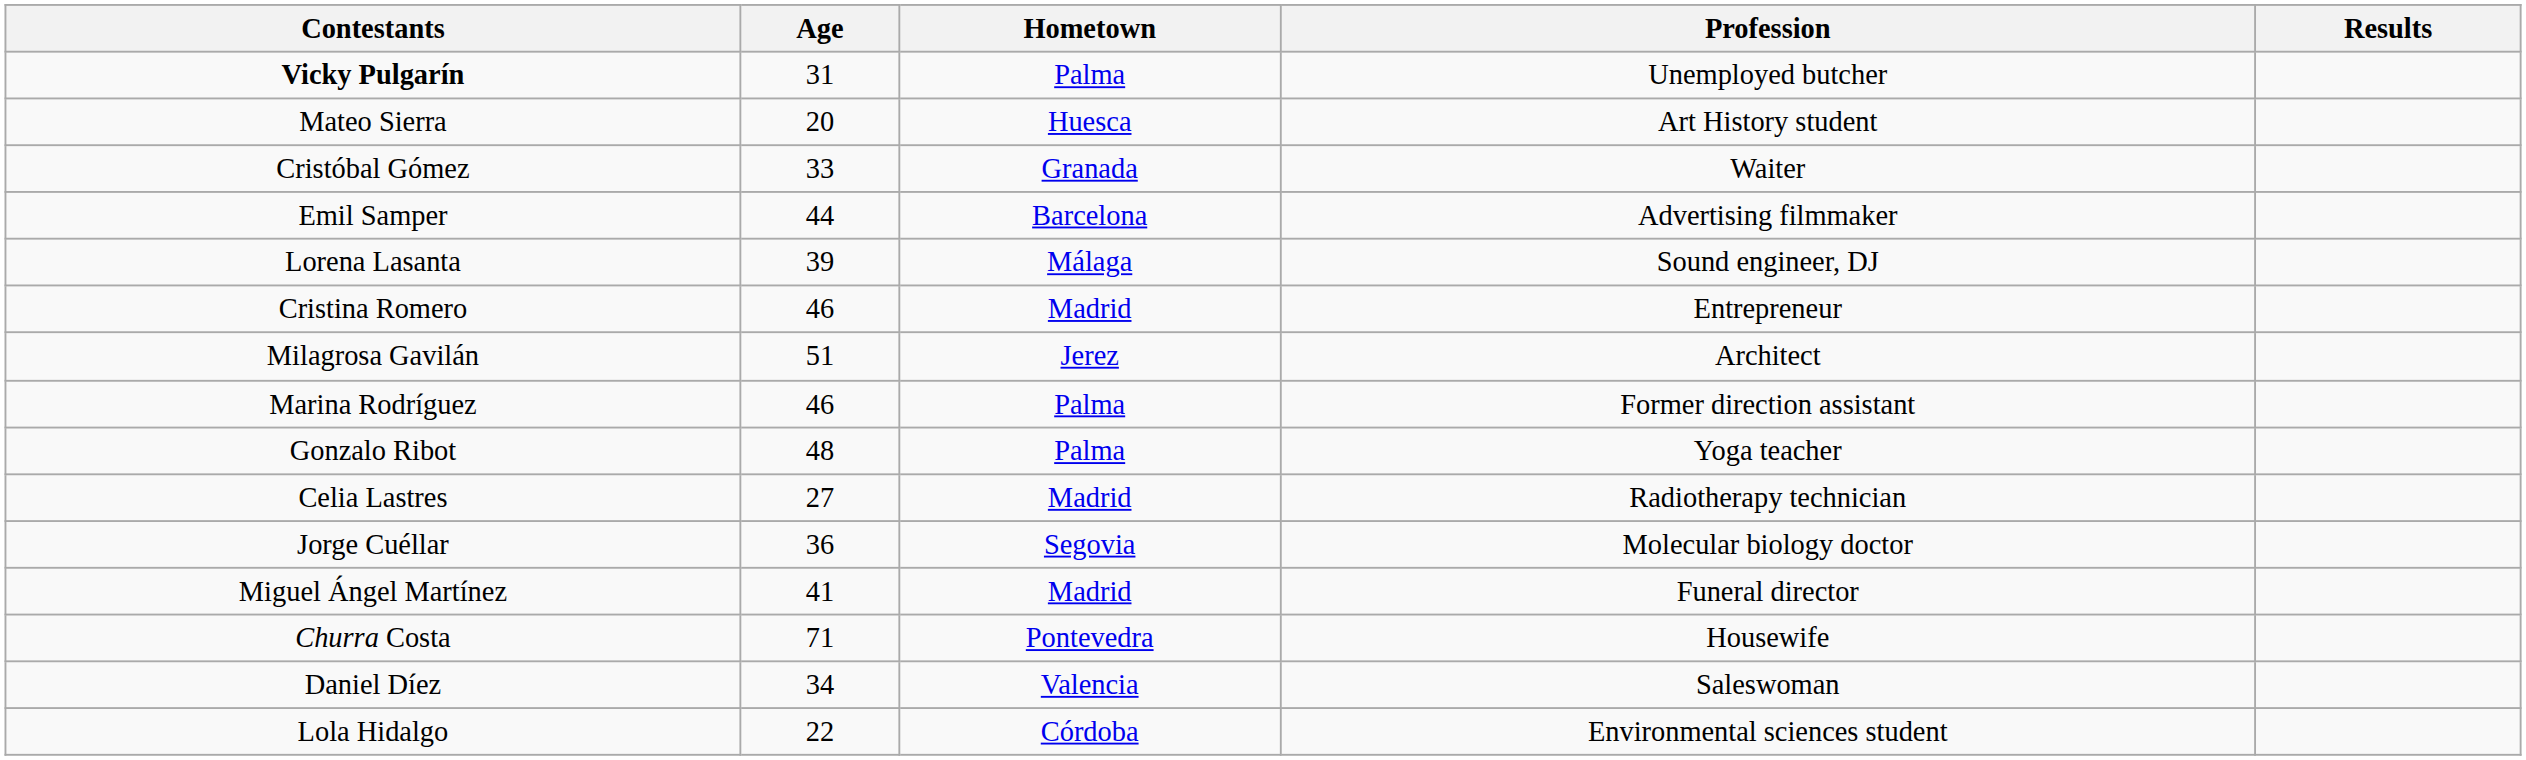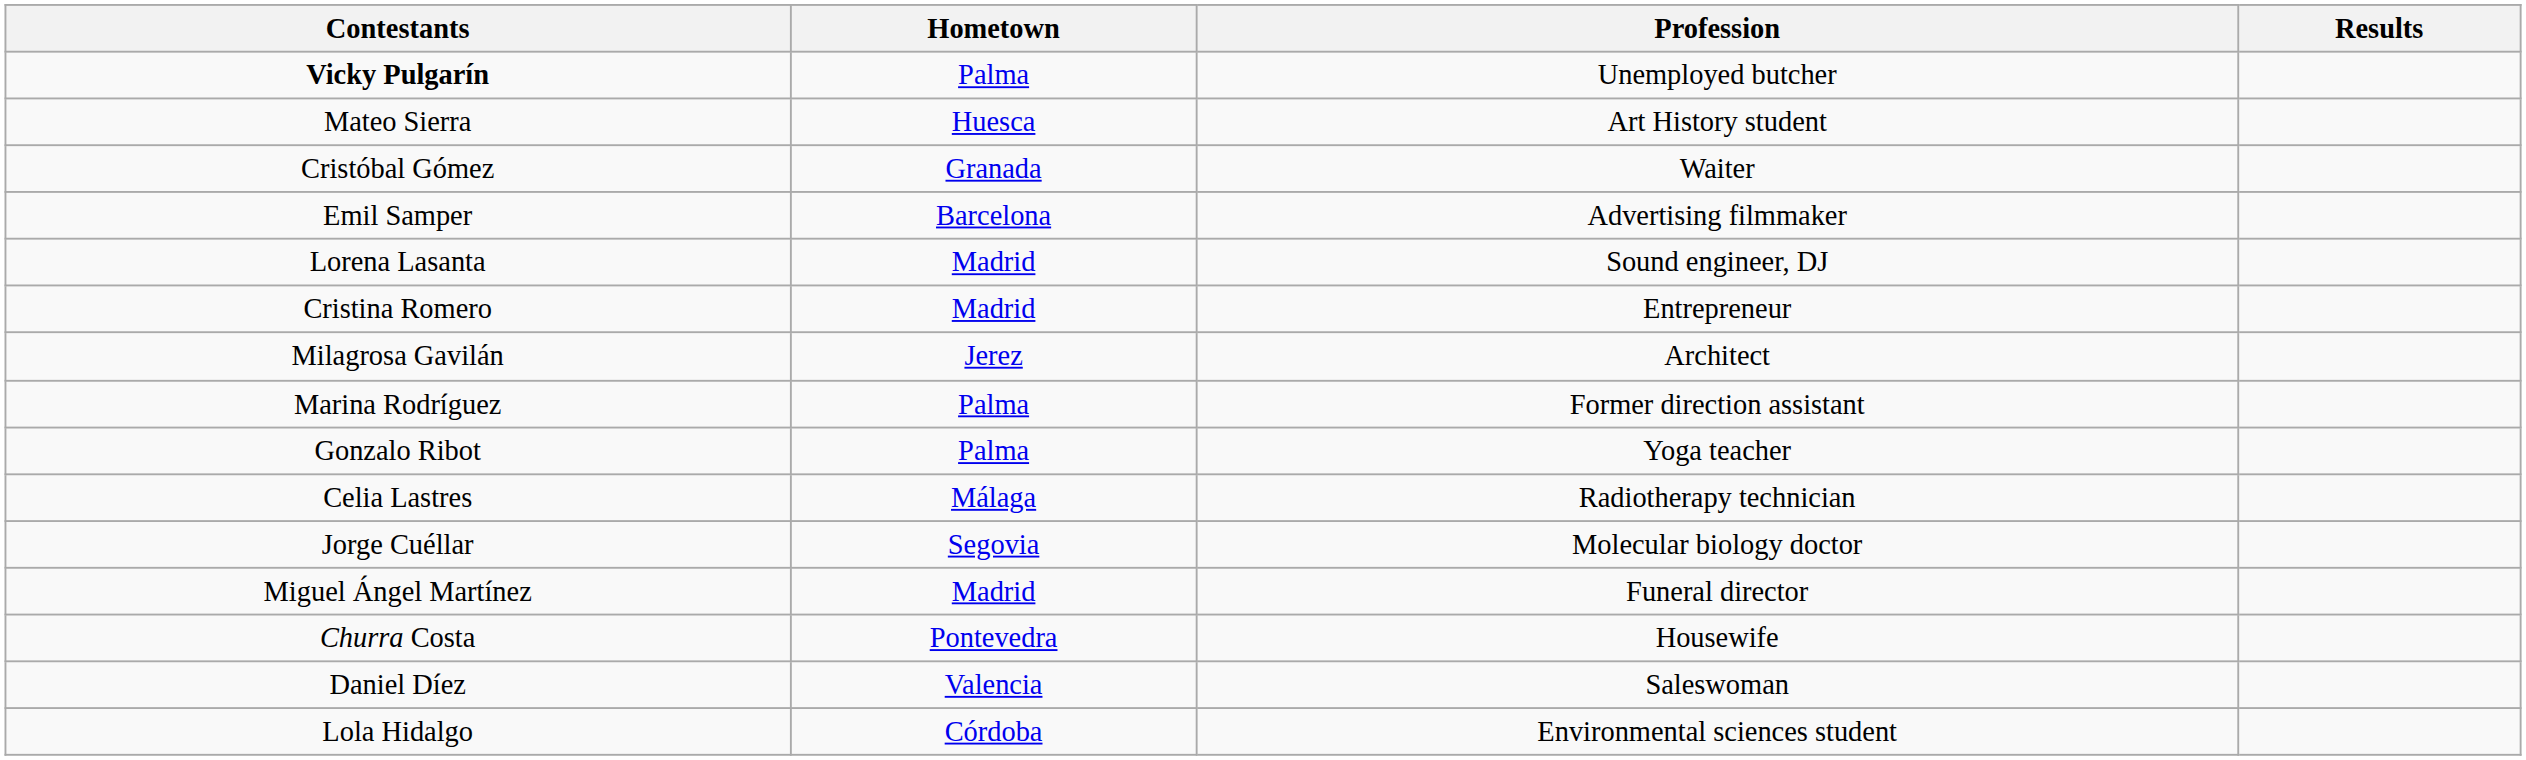- column: (820, 27)
(1090, 262) Málaga -> (994, 262) Madrid
(1090, 496) Madrid -> (994, 496) Málaga
